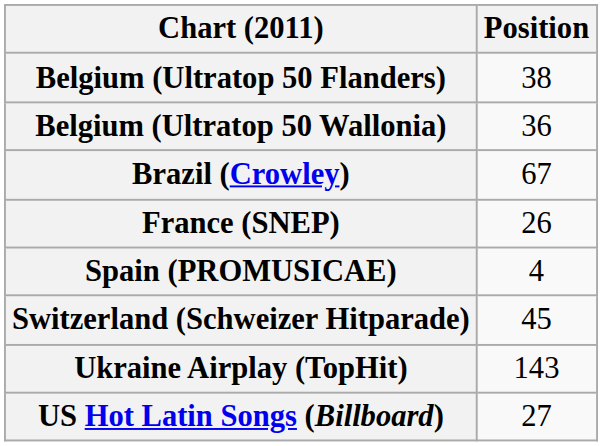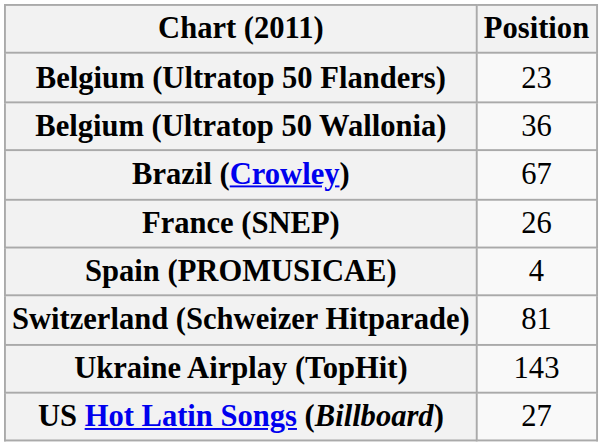(537, 77) 38 -> (537, 77) 23
(537, 319) 45 -> (537, 319) 81
